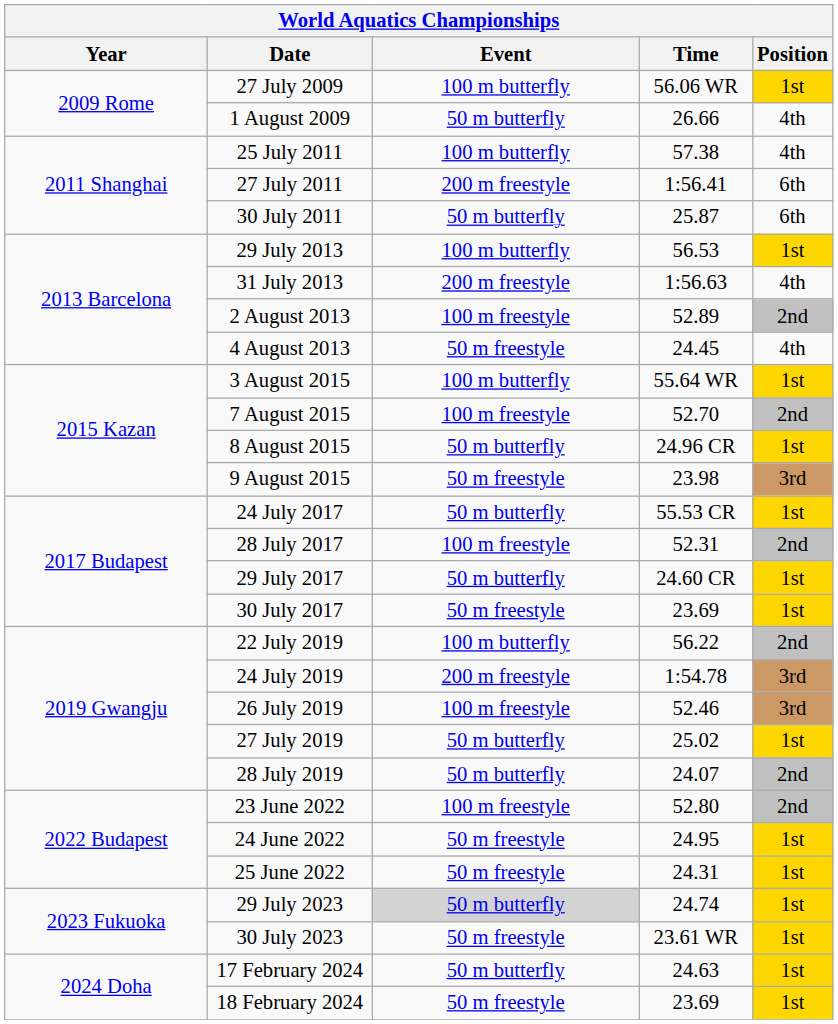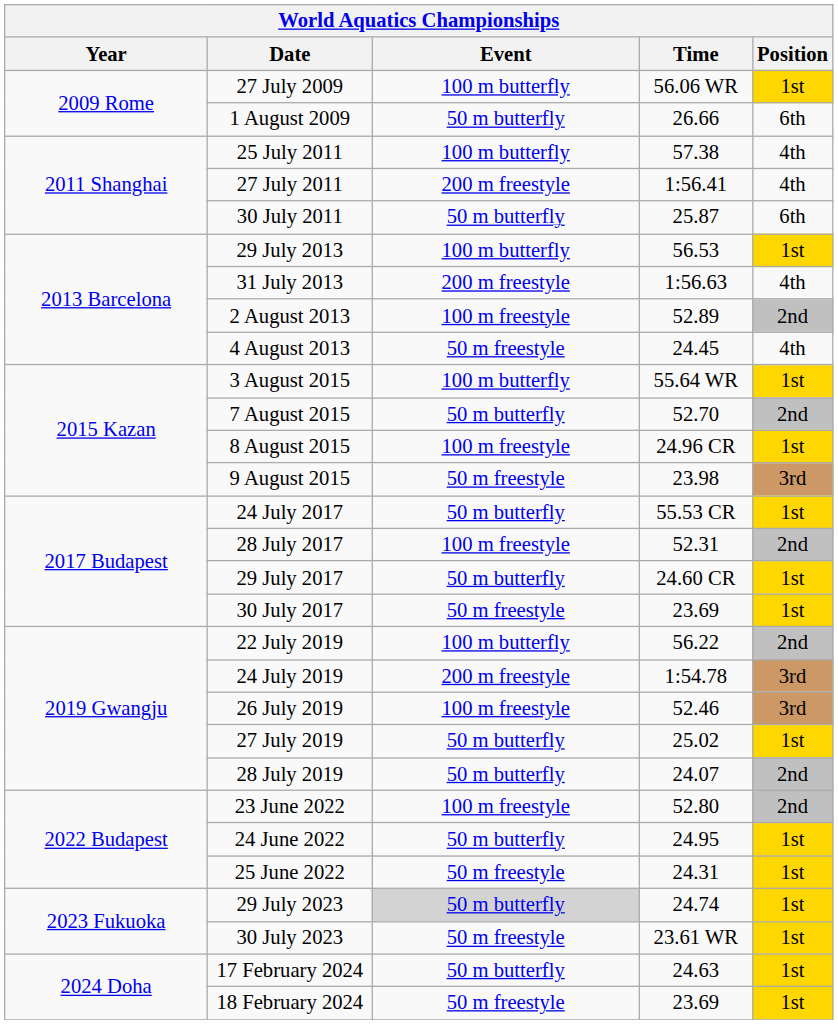(793, 119) 4th -> (793, 119) 6th
(793, 184) 6th -> (793, 184) 4th
(506, 413) 100 m freestyle -> (506, 413) 50 m butterfly
(506, 446) 50 m butterfly -> (506, 446) 100 m freestyle
(506, 839) 50 m freestyle -> (506, 839) 50 m butterfly
